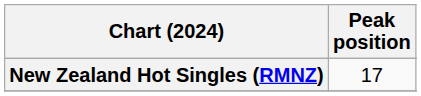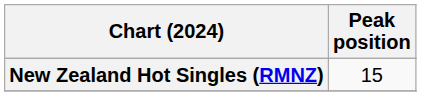(372, 74) 17 -> (372, 74) 15
